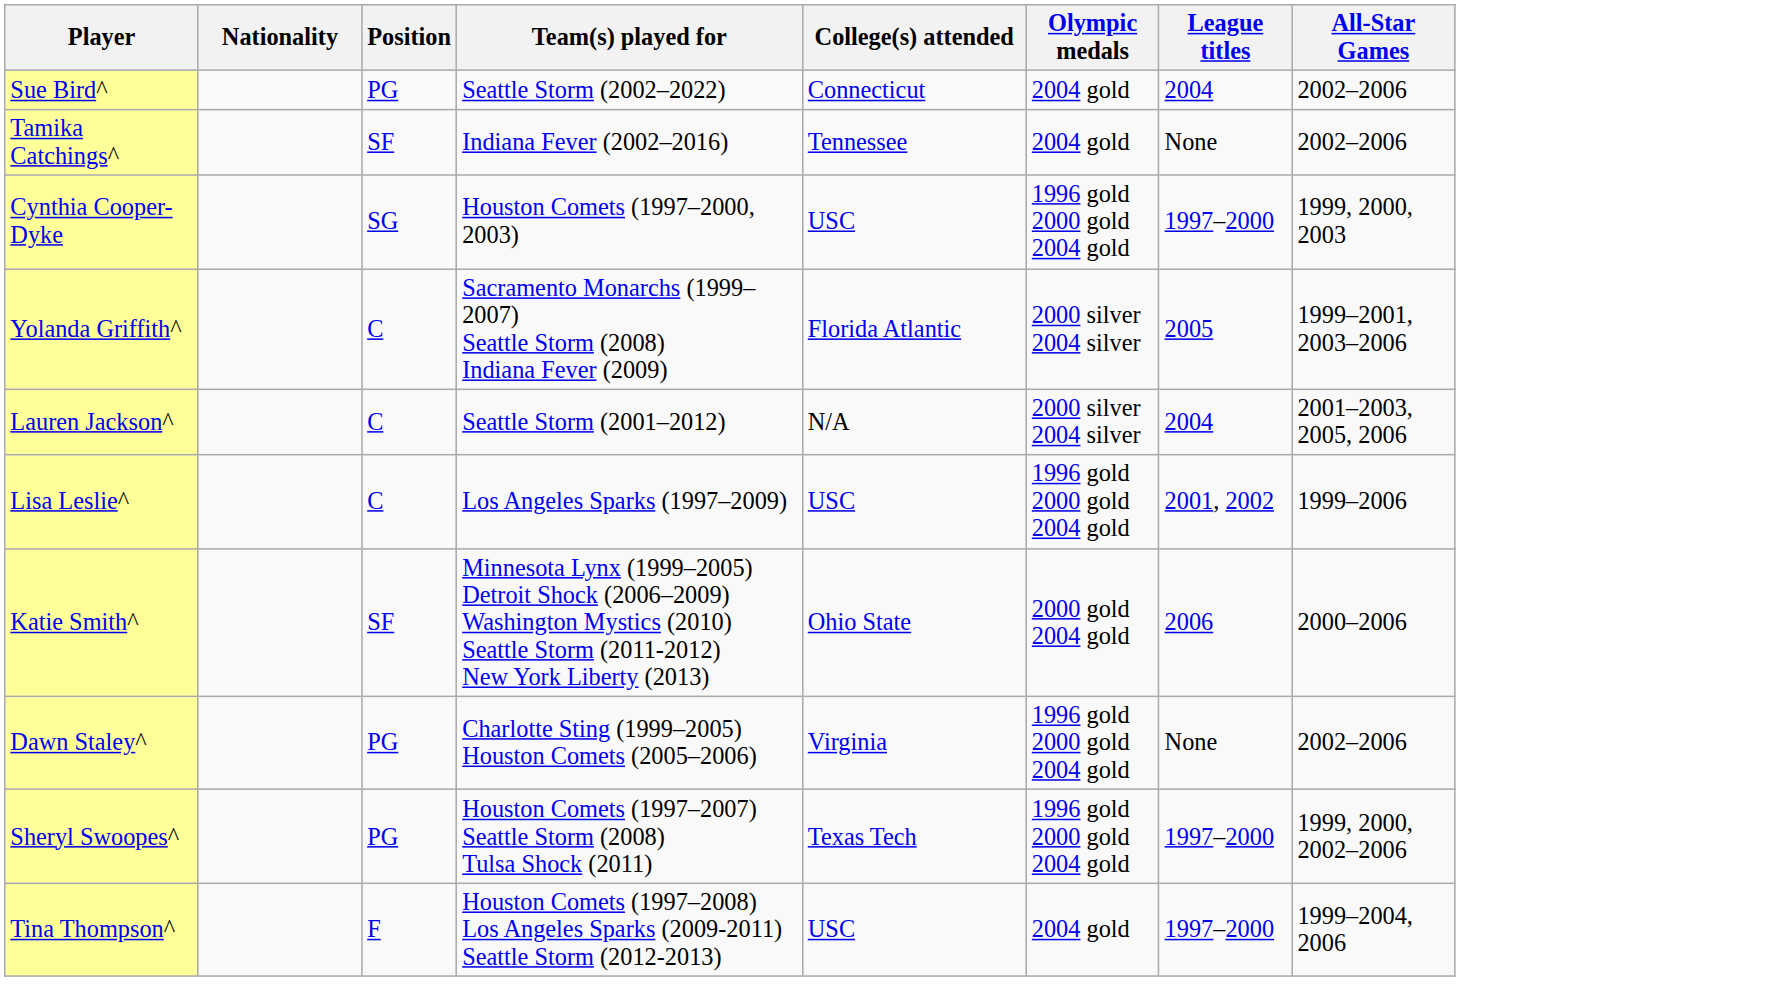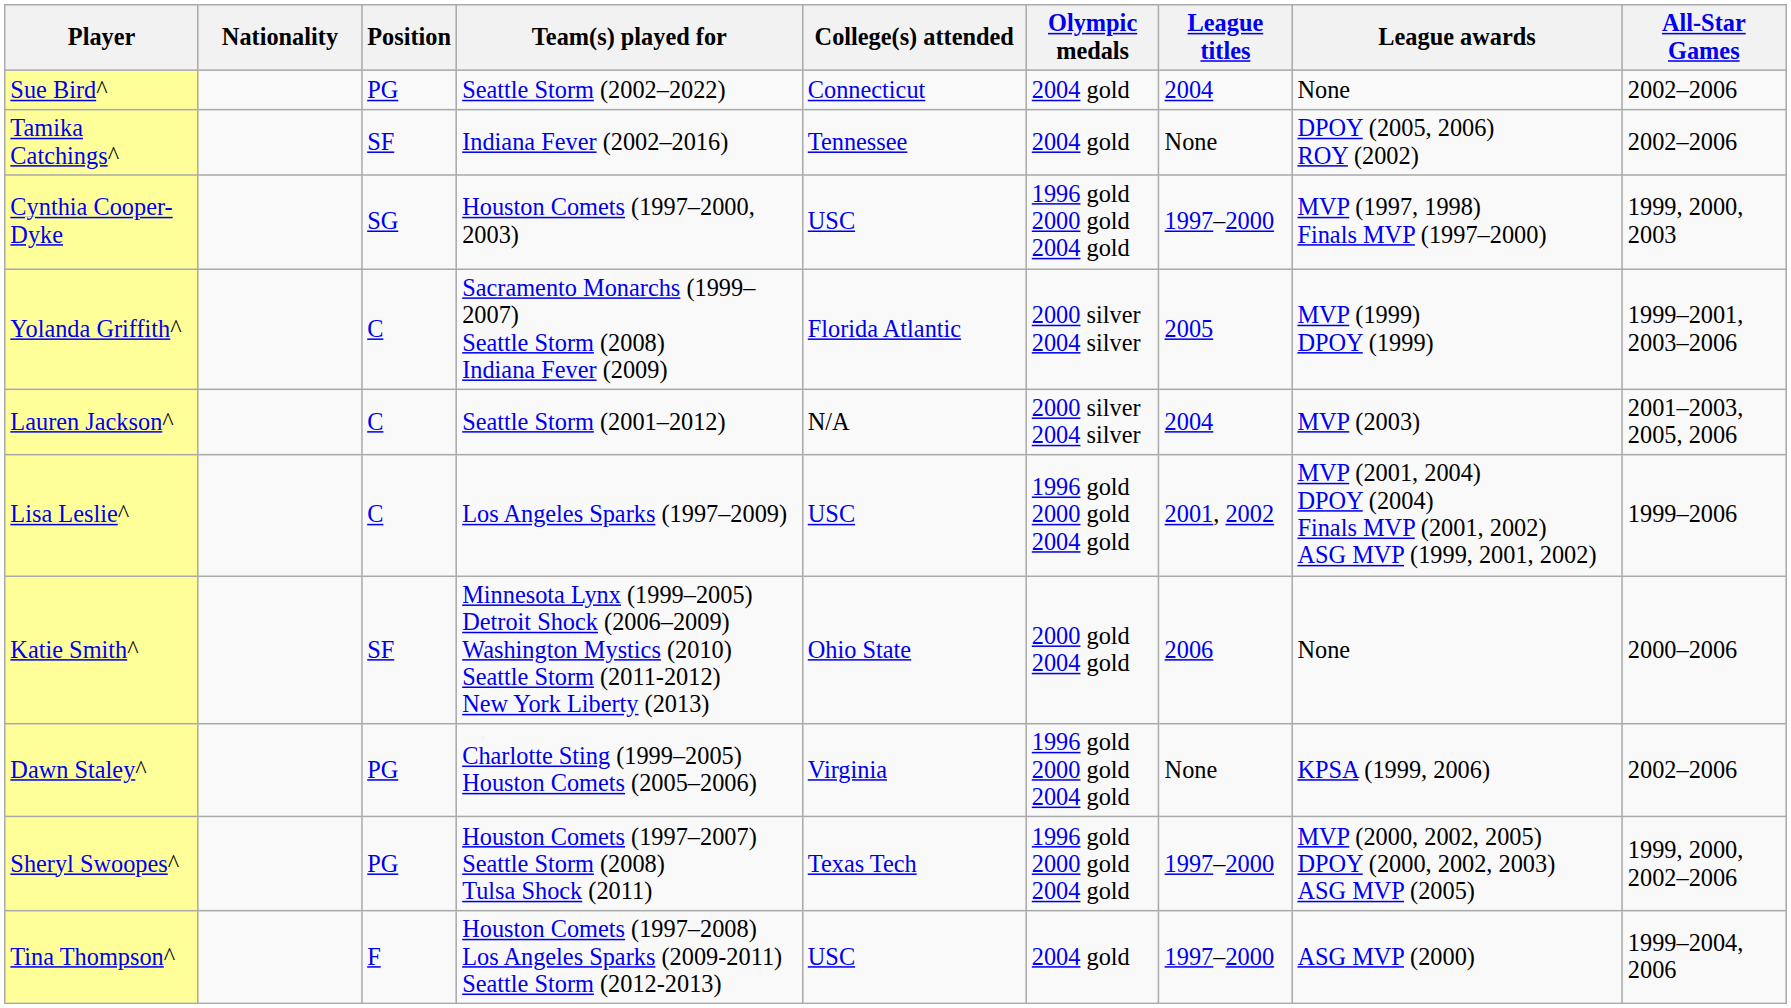+ column: (1457, 37)
